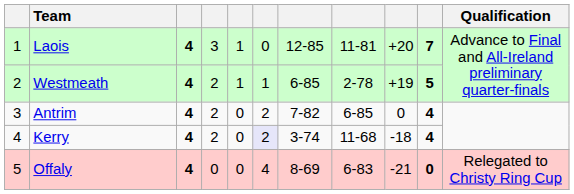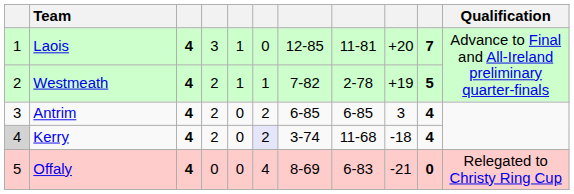(305, 83) 6-85 -> (305, 83) 7-82
(305, 113) 7-82 -> (305, 113) 6-85
(401, 113) 0 -> (401, 113) 3
(17, 137) no background -> (17, 137) lightgrey background
